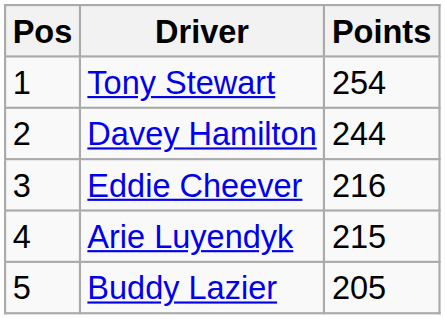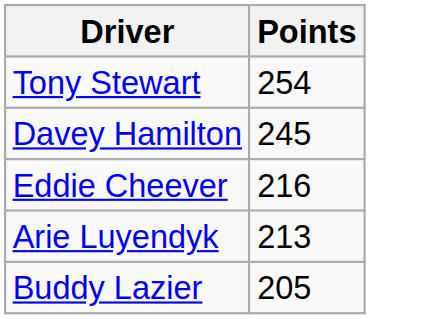- column: (42, 31)
(359, 134) 244 -> (284, 134) 245
(359, 237) 215 -> (284, 237) 213
